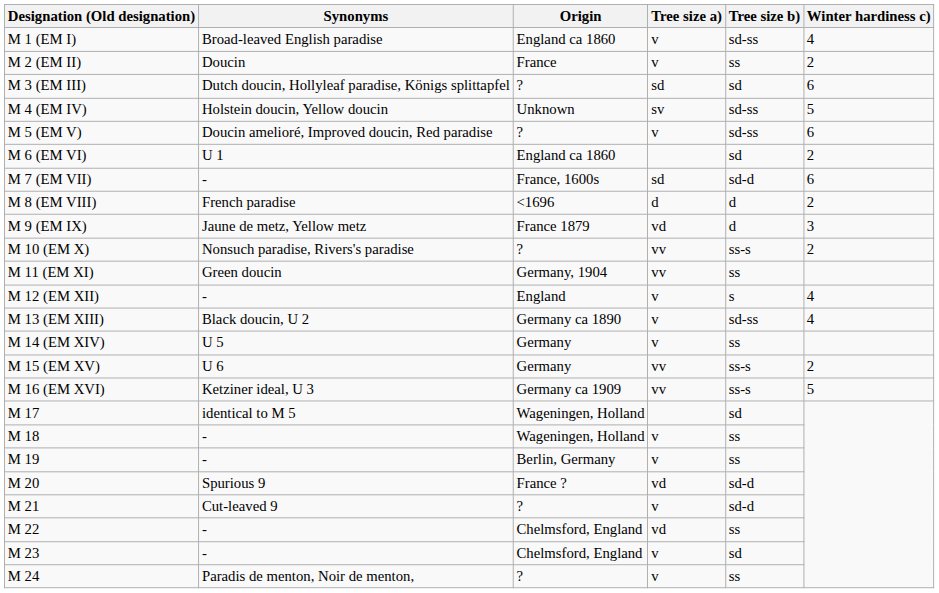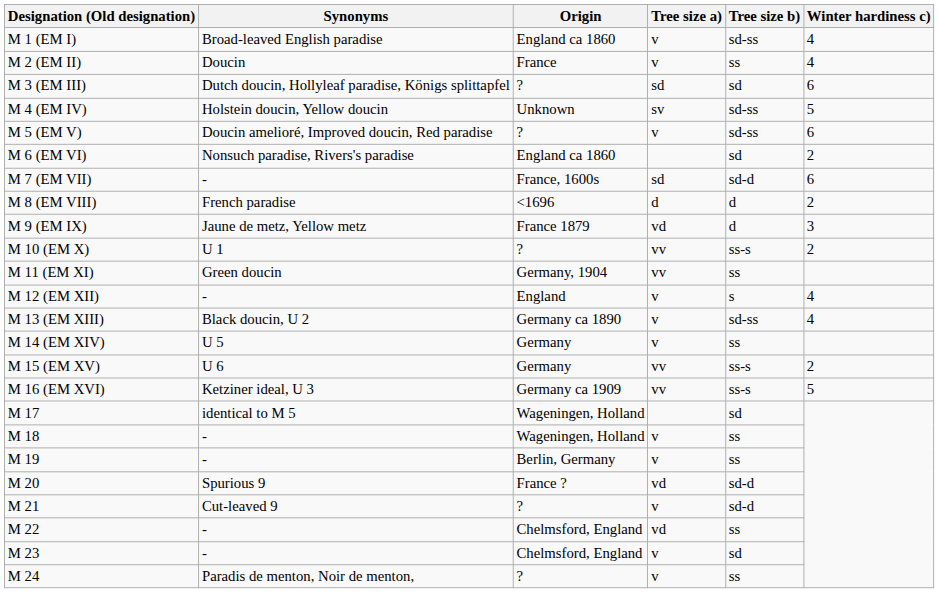(811, 62) 2 -> (811, 62) 4
(213, 156) U 1 -> (308, 156) Nonsuch paradise, Rivers's paradise
(308, 249) Nonsuch paradise, Rivers's paradise -> (213, 249) U 1
